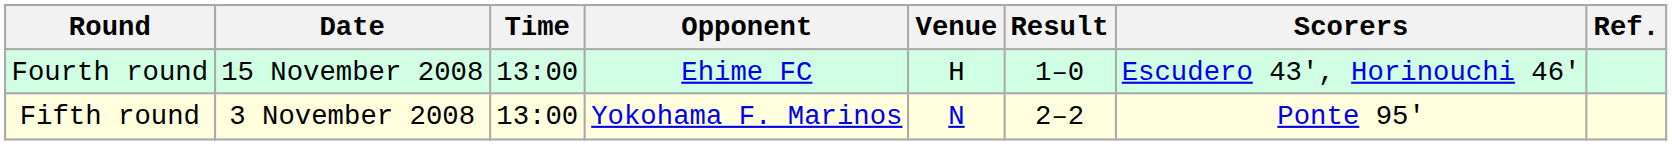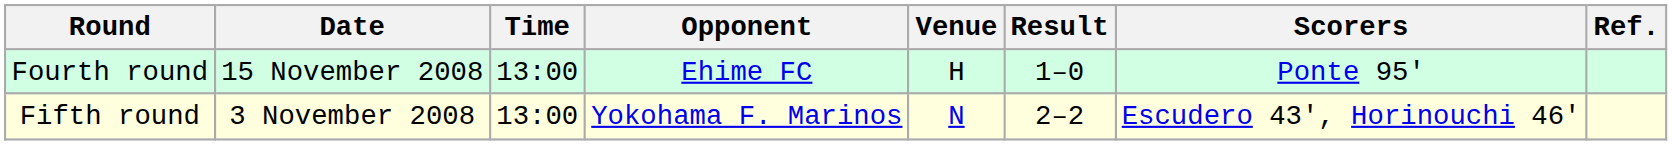(1351, 72) Escudero 43', Horinouchi 46' -> (1351, 72) Ponte 95'
(1351, 116) Ponte 95' -> (1351, 116) Escudero 43', Horinouchi 46'
